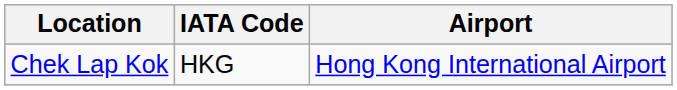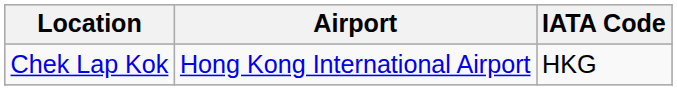columns swapped: (491, 24) <-> (242, 24)
